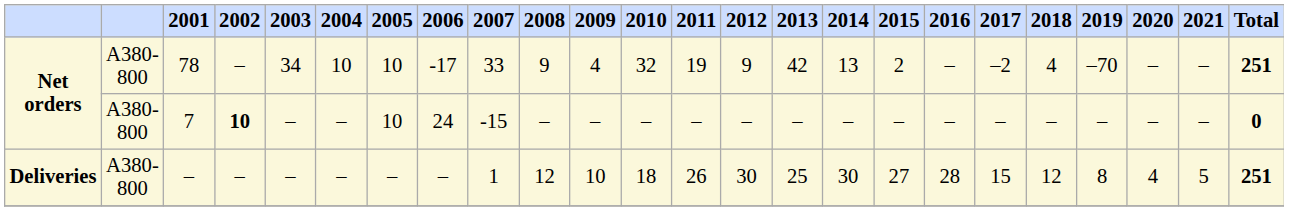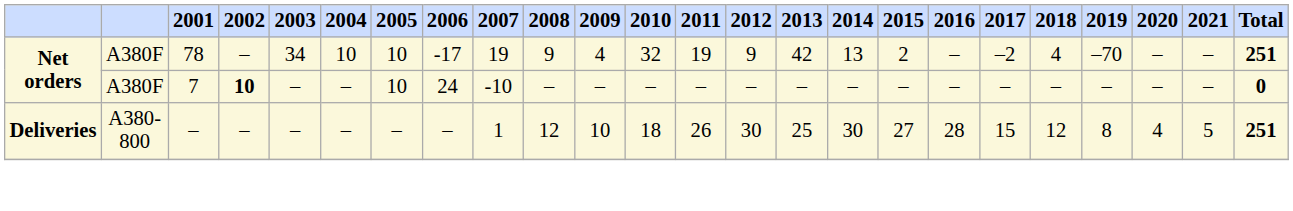(132, 65) A380-800 -> (135, 53) A380F
(494, 65) 33 -> (498, 53) 19
(132, 121) A380-800 -> (135, 86) A380F
(494, 121) -15 -> (498, 86) -10
